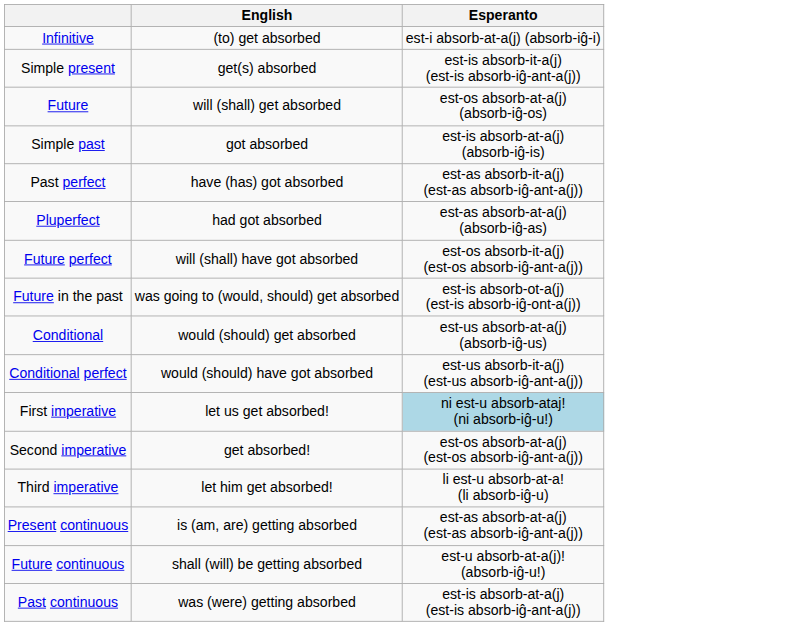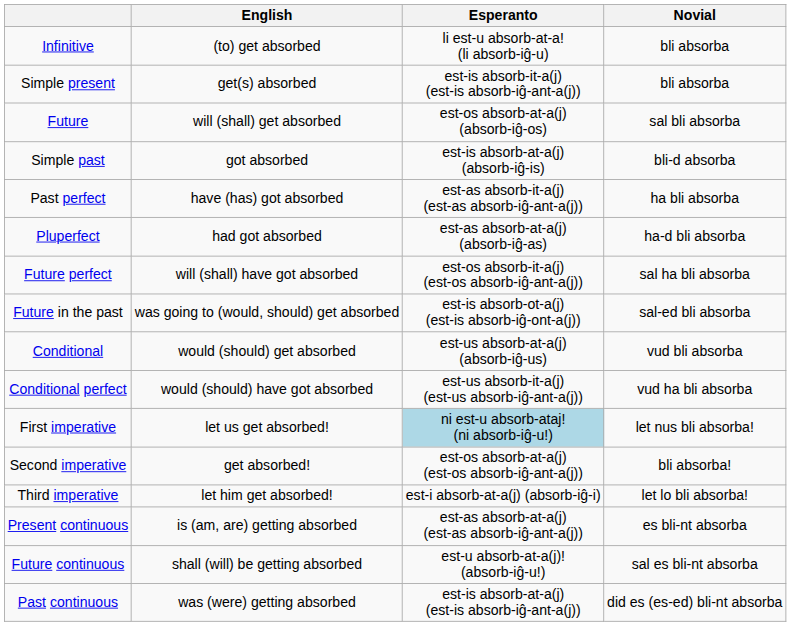+ column: (695, 15)
(503, 37) est-i absorb-at-a(j) (absorb-iĝ-i) -> (503, 45) li est-u absorb-at-a! (li absorb-iĝ-u)
(503, 488) li est-u absorb-at-a! (li absorb-iĝ-u) -> (503, 496) est-i absorb-at-a(j) (absorb-iĝ-i)
